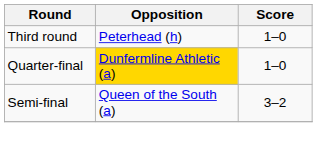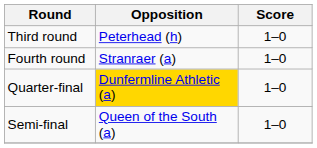+ row: (46, 58)
(275, 102) 3–2 -> (275, 124) 1–0
